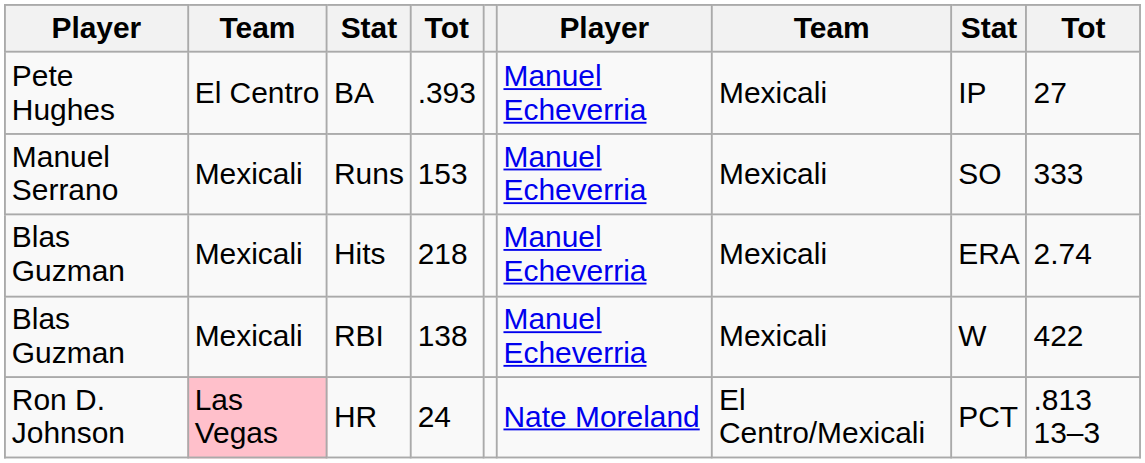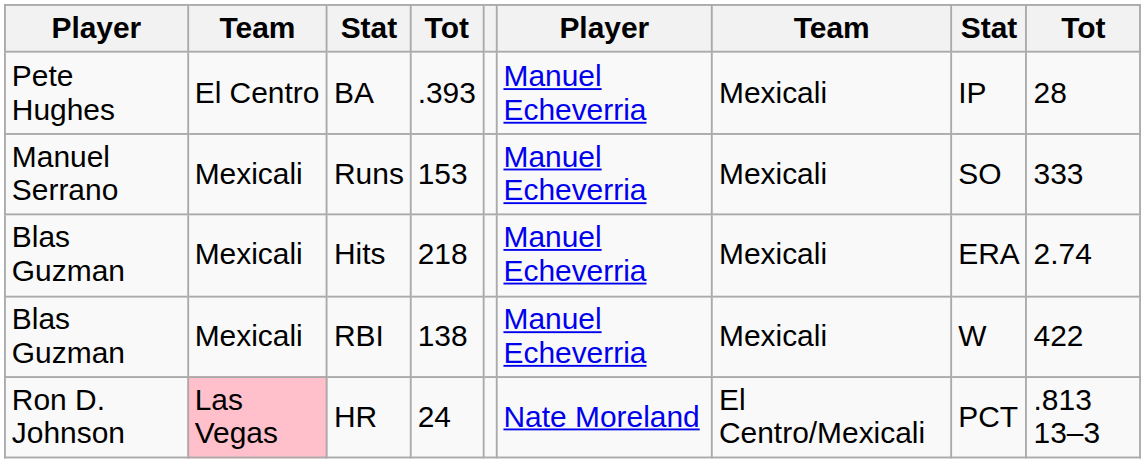(1050, 92) 27 -> (1050, 92) 28
